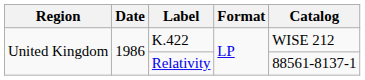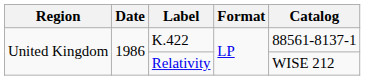(303, 39) WISE 212 -> (314, 39) 88561-8137-1
(314, 63) 88561-8137-1 -> (303, 63) WISE 212
